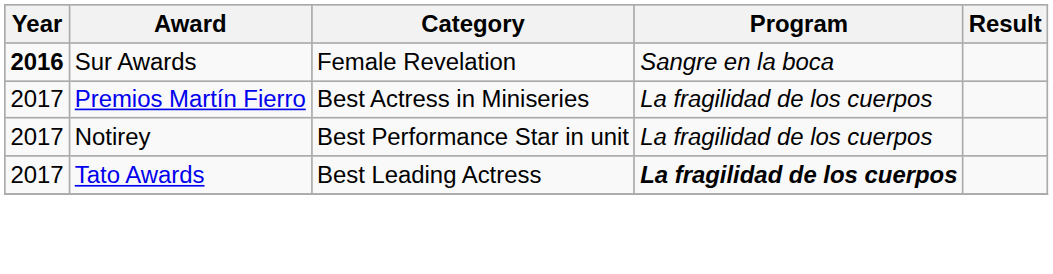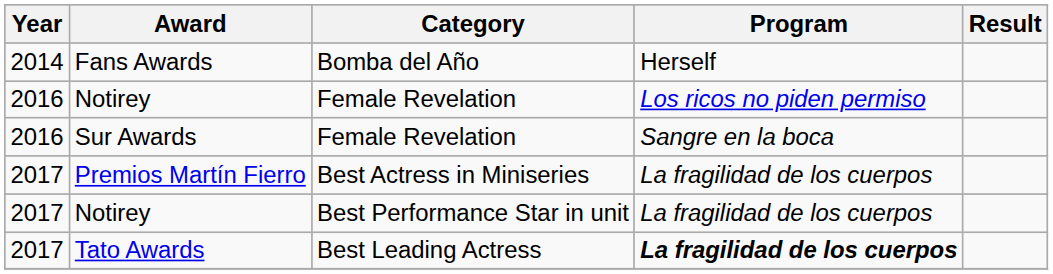+ row: (144, 62)
+ row: (113, 100)
(37, 62) bold -> (37, 137) normal
